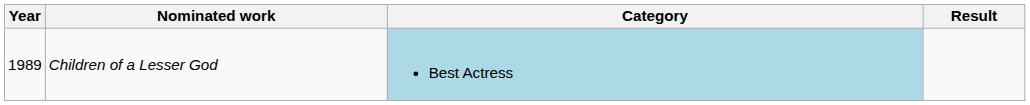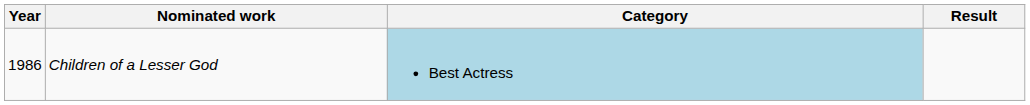(25, 64) 1989 -> (25, 64) 1986
